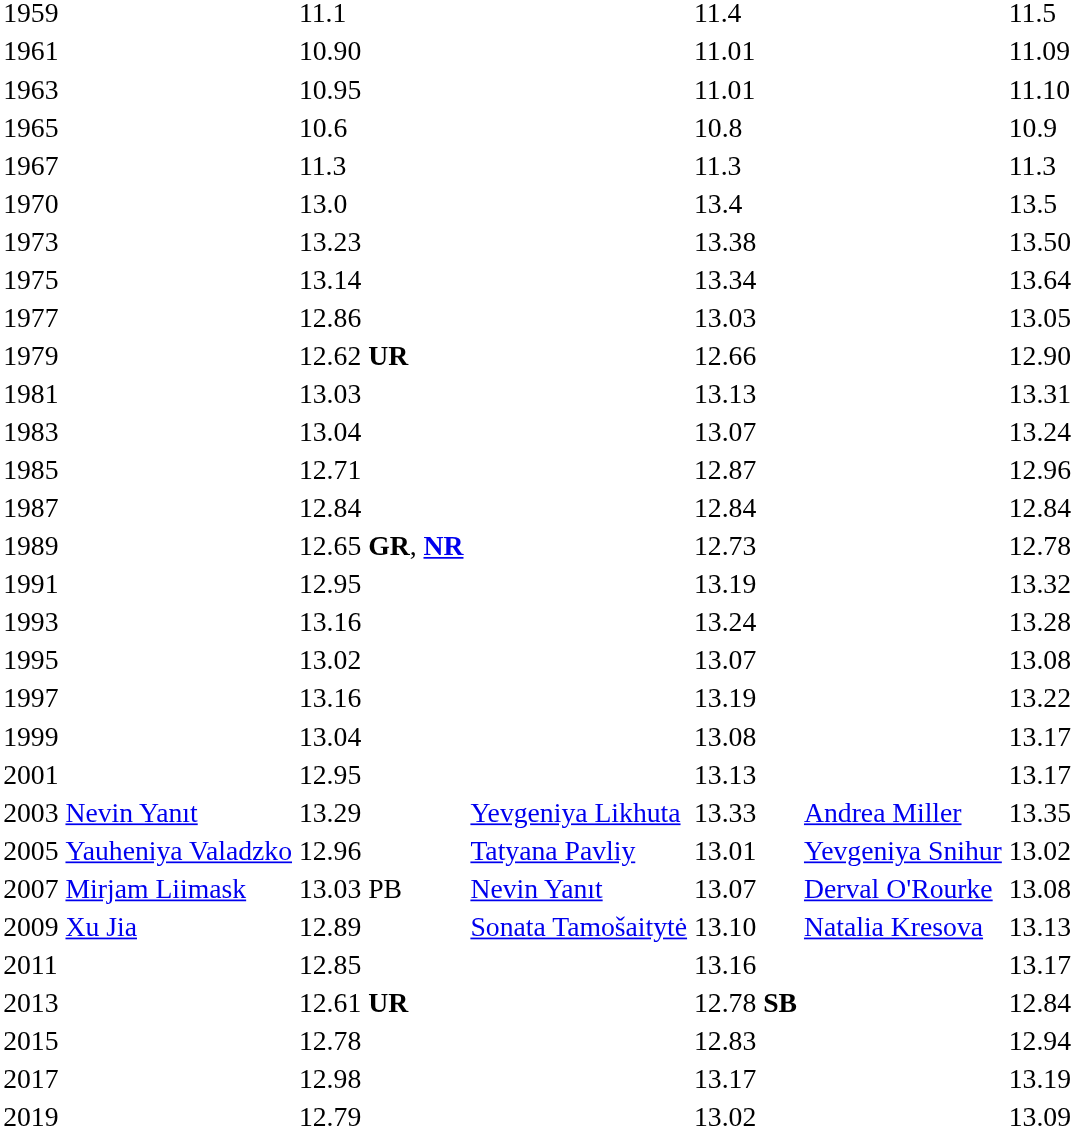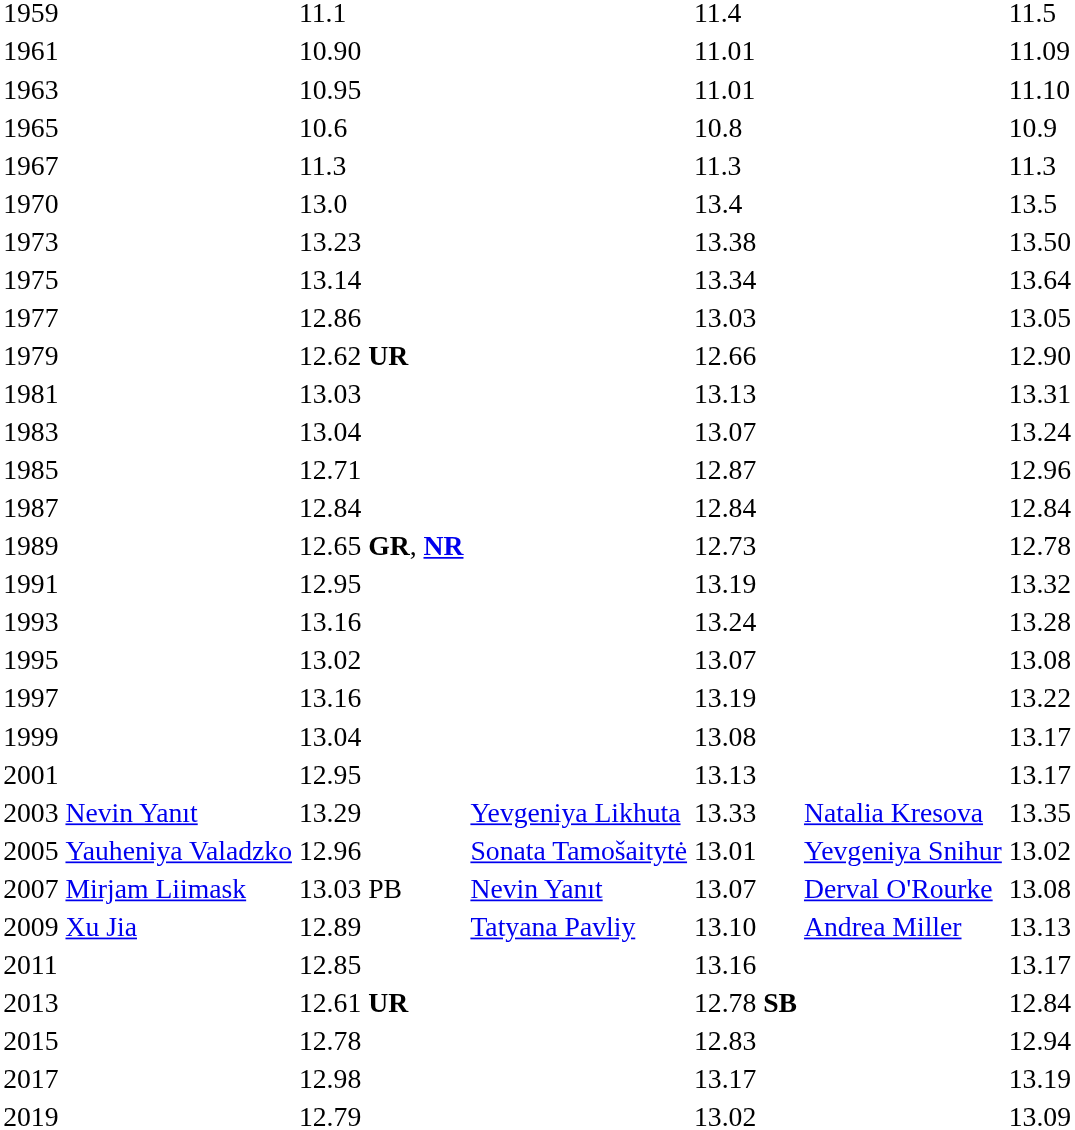(883, 812) Andrea Miller -> (894, 812) Natalia Kresova
(553, 850) Tatyana Pavliy -> (579, 850) Sonata Tamošaitytė
(579, 926) Sonata Tamošaitytė -> (553, 926) Tatyana Pavliy
(894, 926) Natalia Kresova -> (883, 926) Andrea Miller
